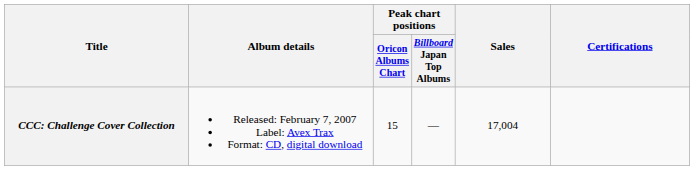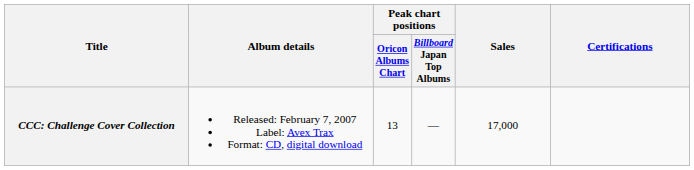(392, 126) 15 -> (392, 126) 13
(503, 126) 17,004 -> (503, 126) 17,000
